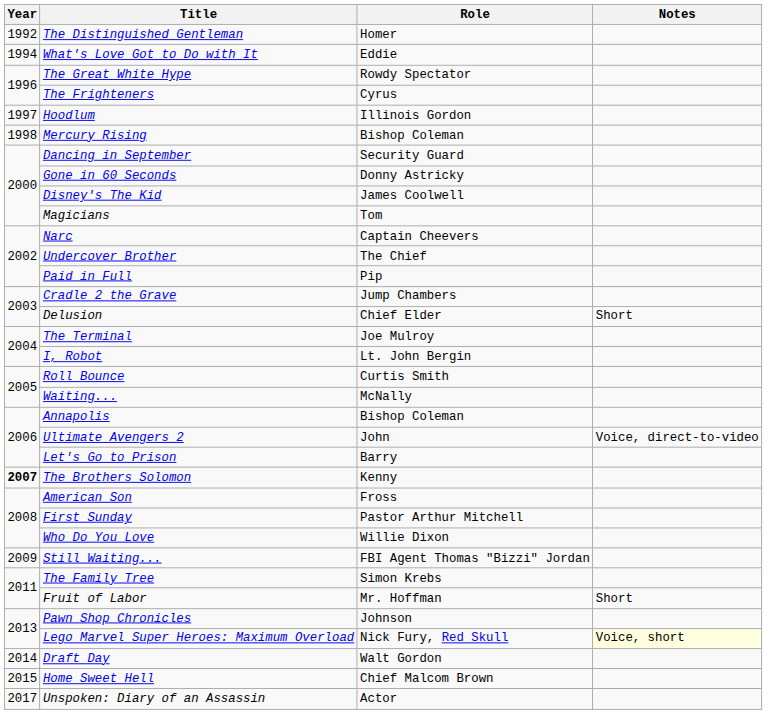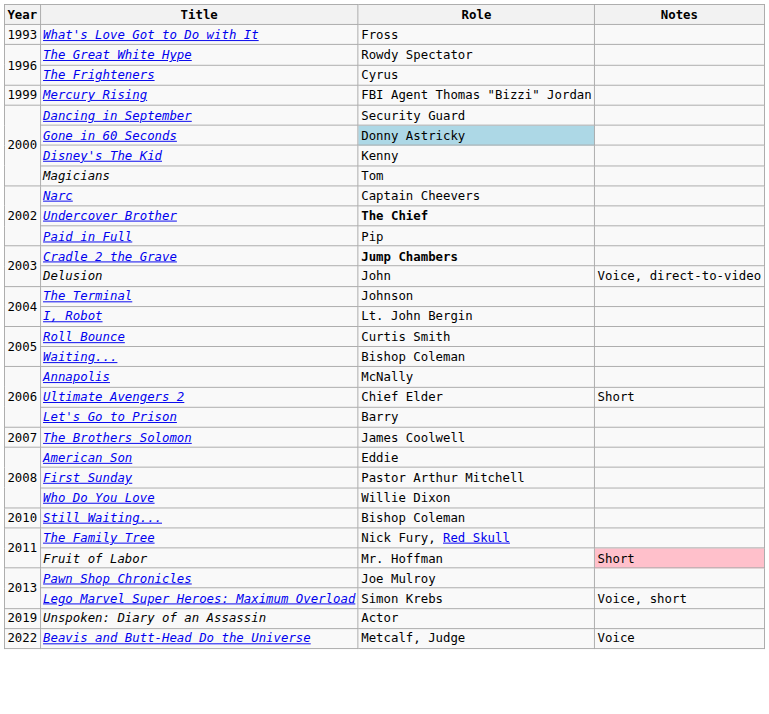- row: (143, 35)
(22, 55) 1994 -> (22, 35) 1993
(379, 55) Eddie -> (380, 35) Fross
- row: (69, 115)
(22, 135) 1998 -> (22, 95) 1999
(412, 135) Bishop Coleman -> (476, 95) FBI Agent Thomas "Bizzi" Jordan
(412, 176) no background -> (413, 135) lightblue background
(412, 196) James Coolwell -> (380, 155) Kenny
(393, 256) normal -> (395, 216) bold
(408, 296) normal -> (410, 256) bold
(401, 316) Chief Elder -> (376, 276) John
(614, 316) Short -> (679, 276) Voice, direct-to-video
(397, 337) Joe Mulroy -> (387, 296) Johnson
(386, 397) McNally -> (413, 357) Bishop Coleman
(412, 417) Bishop Coleman -> (387, 377) McNally
(375, 437) John -> (402, 397) Chief Elder
(677, 437) Voice, direct-to-video -> (616, 397) Short
(22, 477) bold -> (22, 437) normal
(379, 477) Kenny -> (413, 437) James Coolwell
(379, 498) Fross -> (380, 457) Eddie
(22, 558) 2009 -> (22, 518) 2010
(475, 558) FBI Agent Thomas "Bizzi" Jordan -> (413, 518) Bishop Coleman
(401, 578) Simon Krebs -> (436, 538) Nick Fury, Red Skull
(614, 598) no background -> (616, 558) pink background
(386, 618) Johnson -> (398, 578) Joe Mulroy
(434, 639) Nick Fury, Red Skull -> (402, 598) Simon Krebs
(640, 639) lightyellow background -> (642, 598) no background
- row: (76, 659)
- row: (99, 679)
(22, 699) 2017 -> (22, 618) 2019
+ row: (177, 639)
